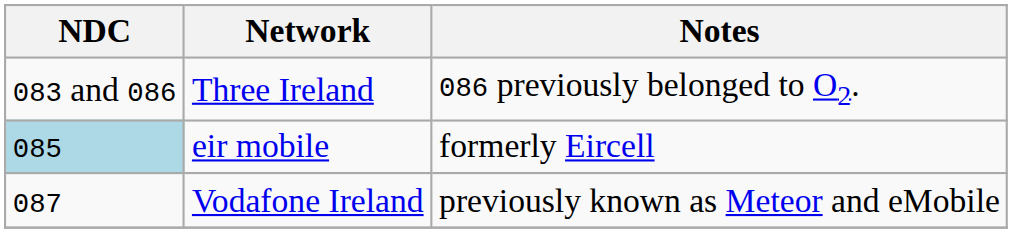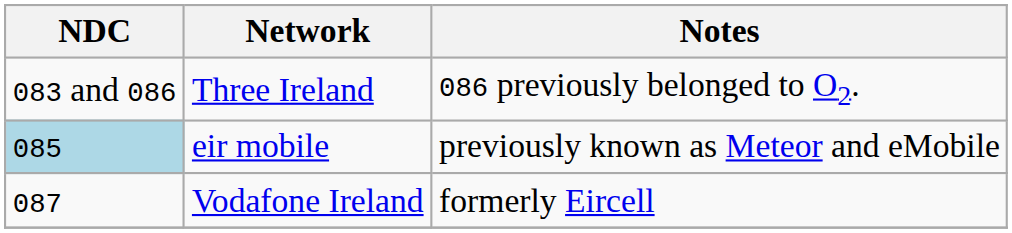(547, 146) formerly Eircell -> (720, 146) previously known as Meteor and eMobile
(720, 199) previously known as Meteor and eMobile -> (547, 199) formerly Eircell
